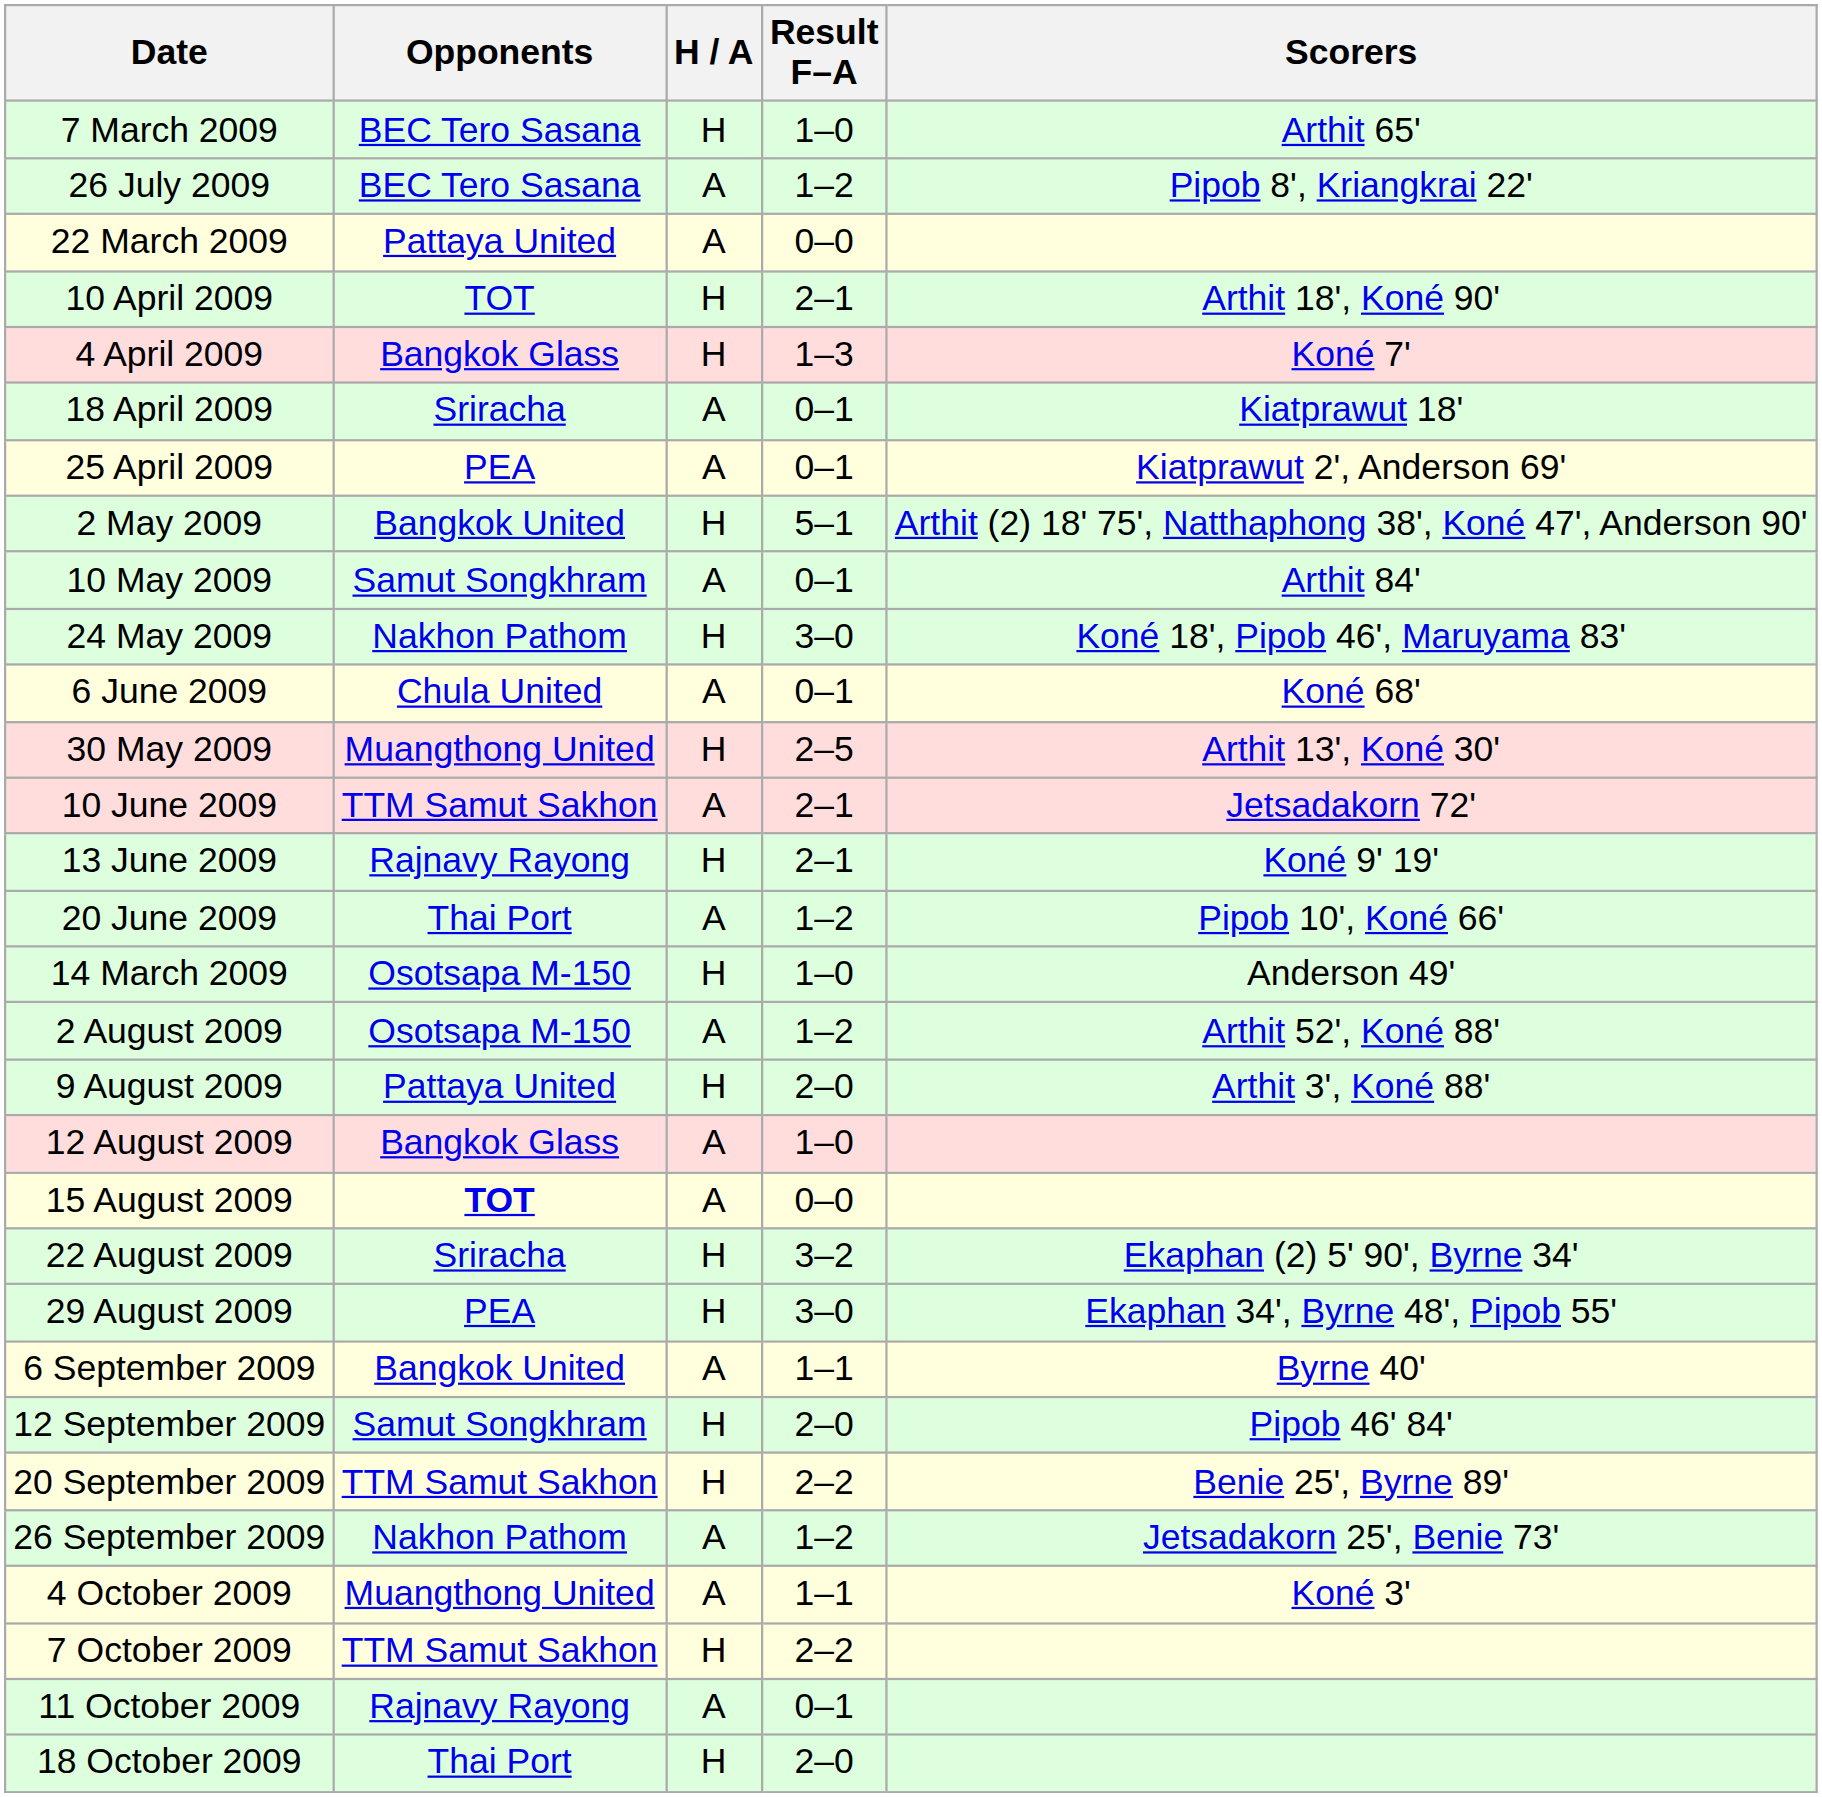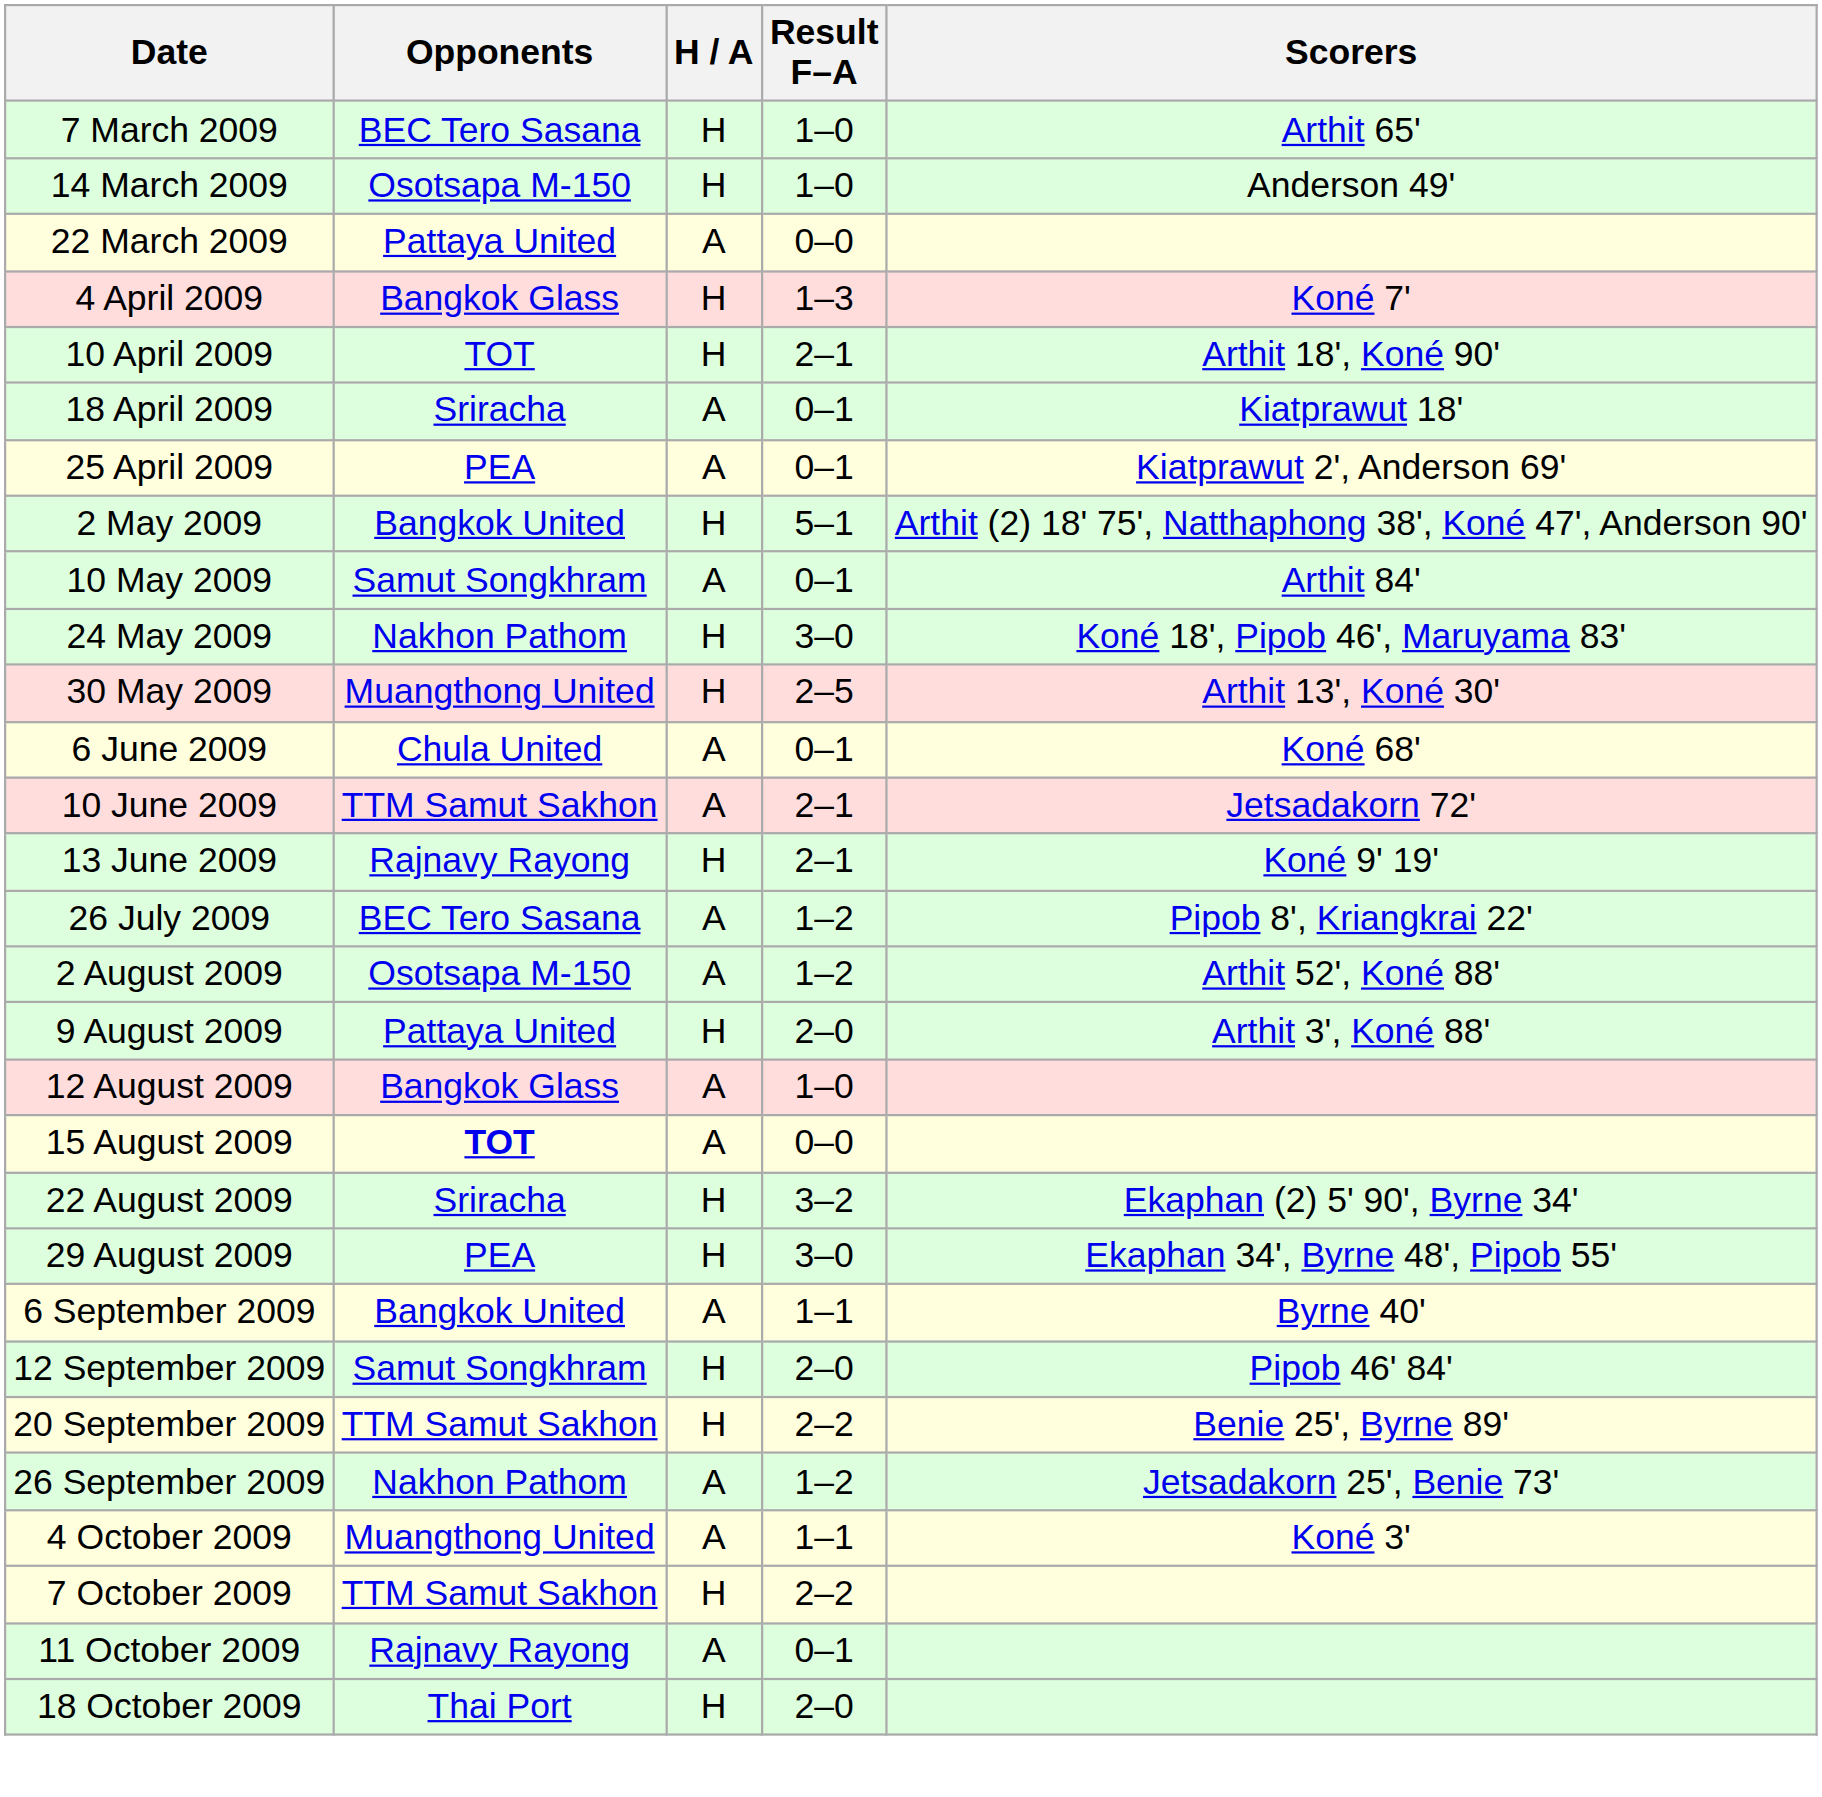rows swapped: (169, 973) <-> (169, 185)
rows swapped: (169, 354) <-> (169, 297)
rows swapped: (169, 748) <-> (169, 692)
- row: (169, 917)
